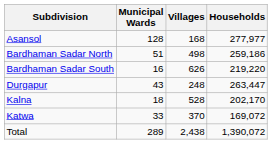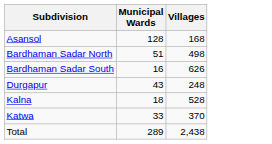- column: (237, 17)
